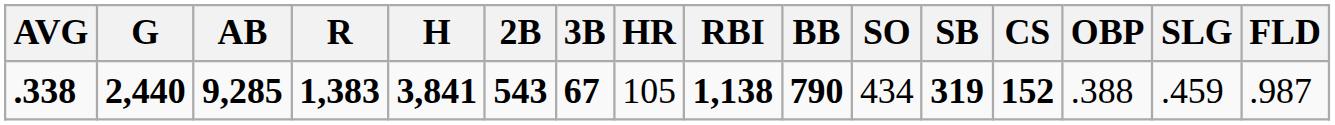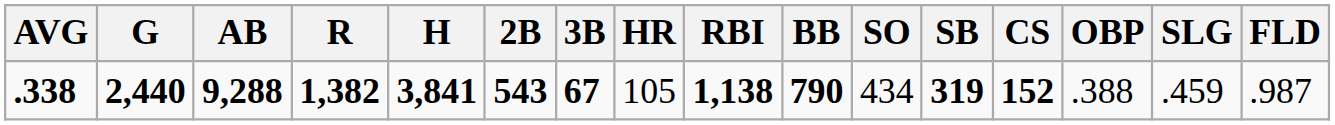(242, 89) 9,285 -> (242, 89) 9,288
(340, 89) 1,383 -> (340, 89) 1,382
